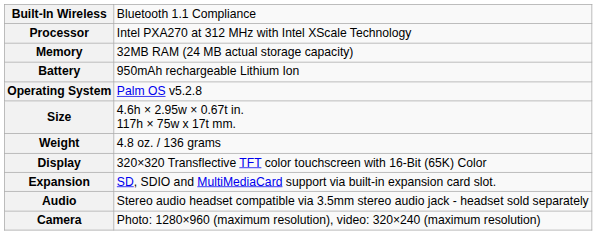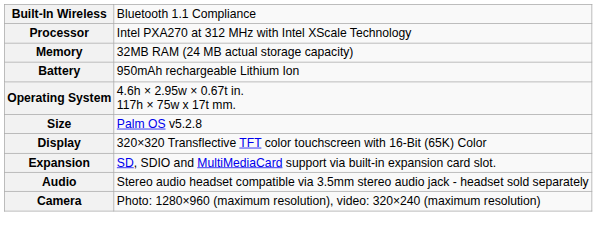(159, 91) Palm OS v5.2.8 -> (180, 98) 4.6h × 2.95w × 0.67t in. 117h × 75w x 17t mm.
(180, 117) 4.6h × 2.95w × 0.67t in. 117h × 75w x 17t mm. -> (159, 124) Palm OS v5.2.8
- row: (59, 143)
